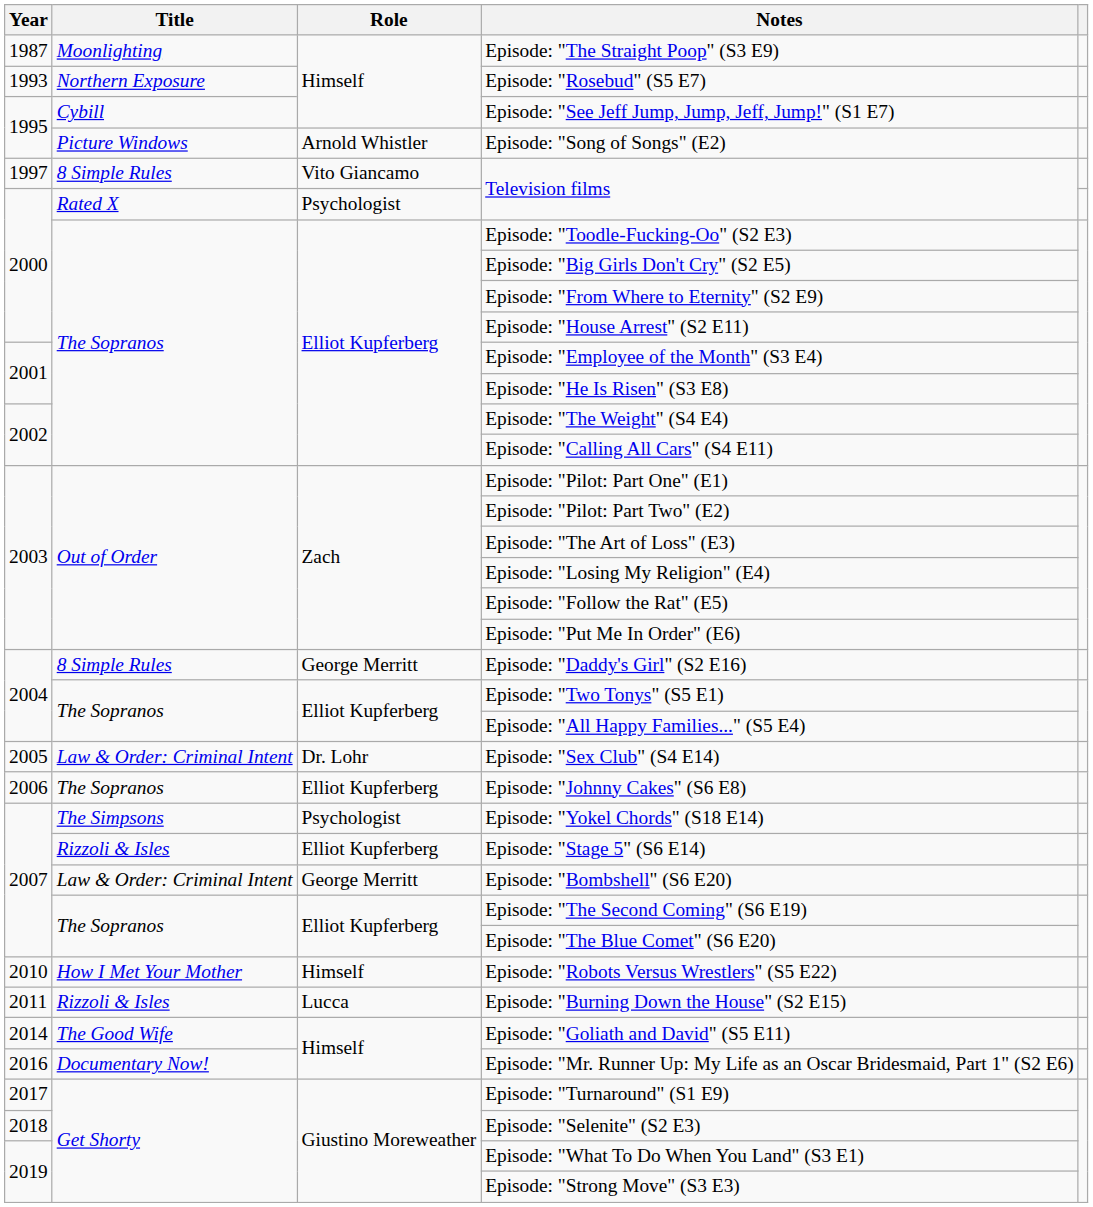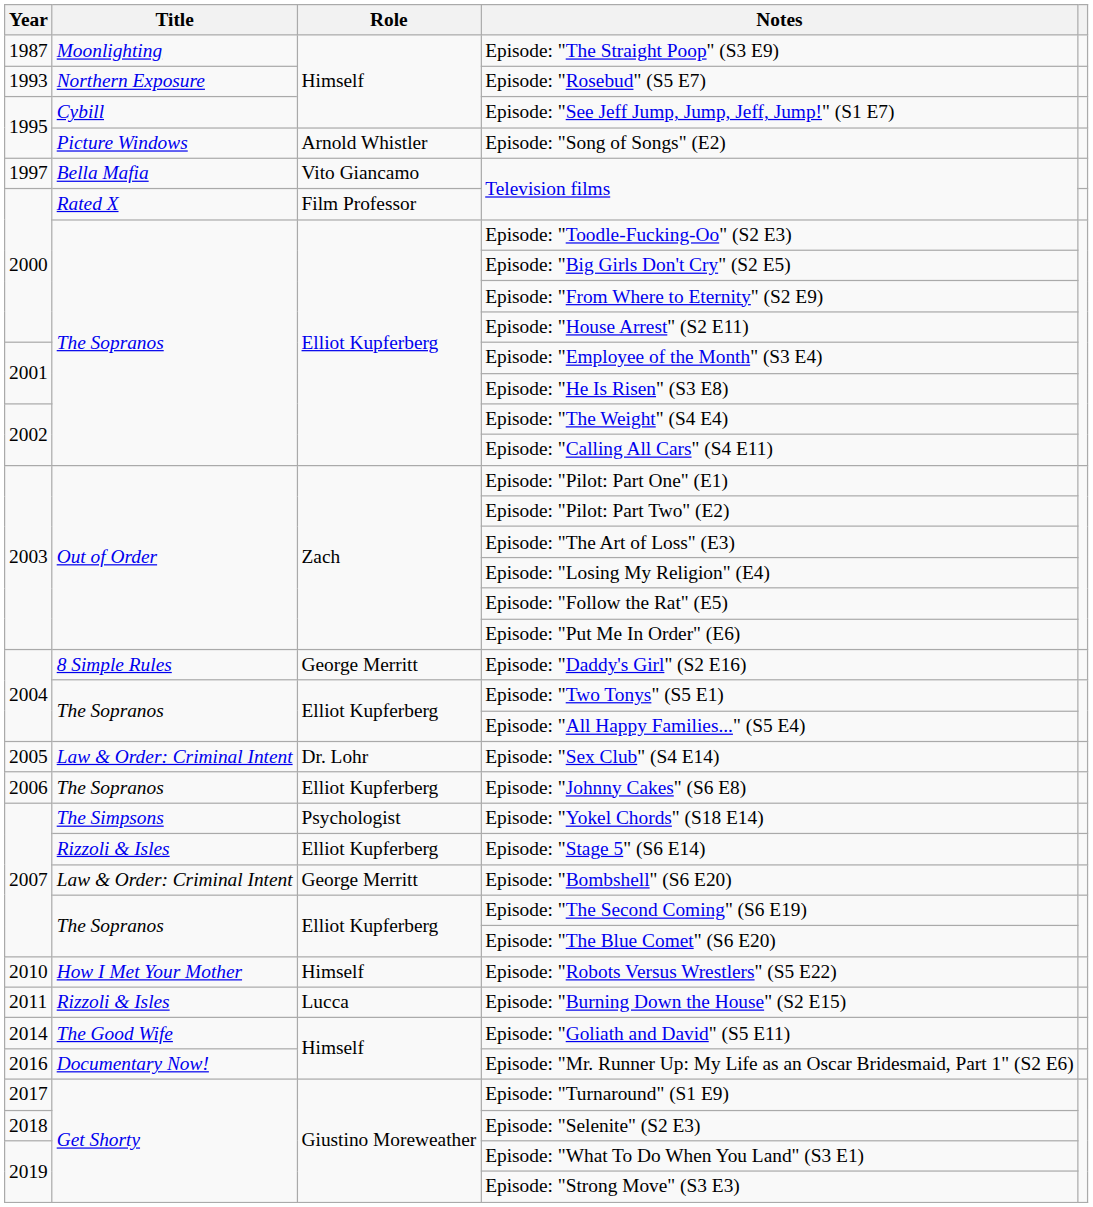(114, 173) 8 Simple Rules -> (103, 173) Bella Mafia
(351, 204) Psychologist -> (359, 204) Film Professor
